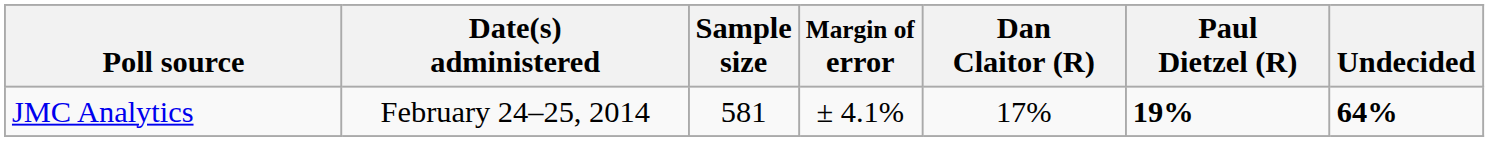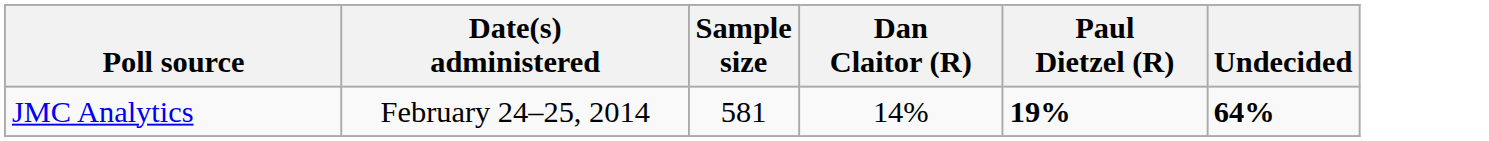- column: (860, 47)
(1024, 111) 17% -> (901, 111) 14%
